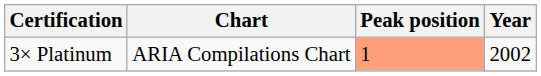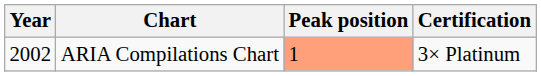columns swapped: (510, 20) <-> (66, 20)
